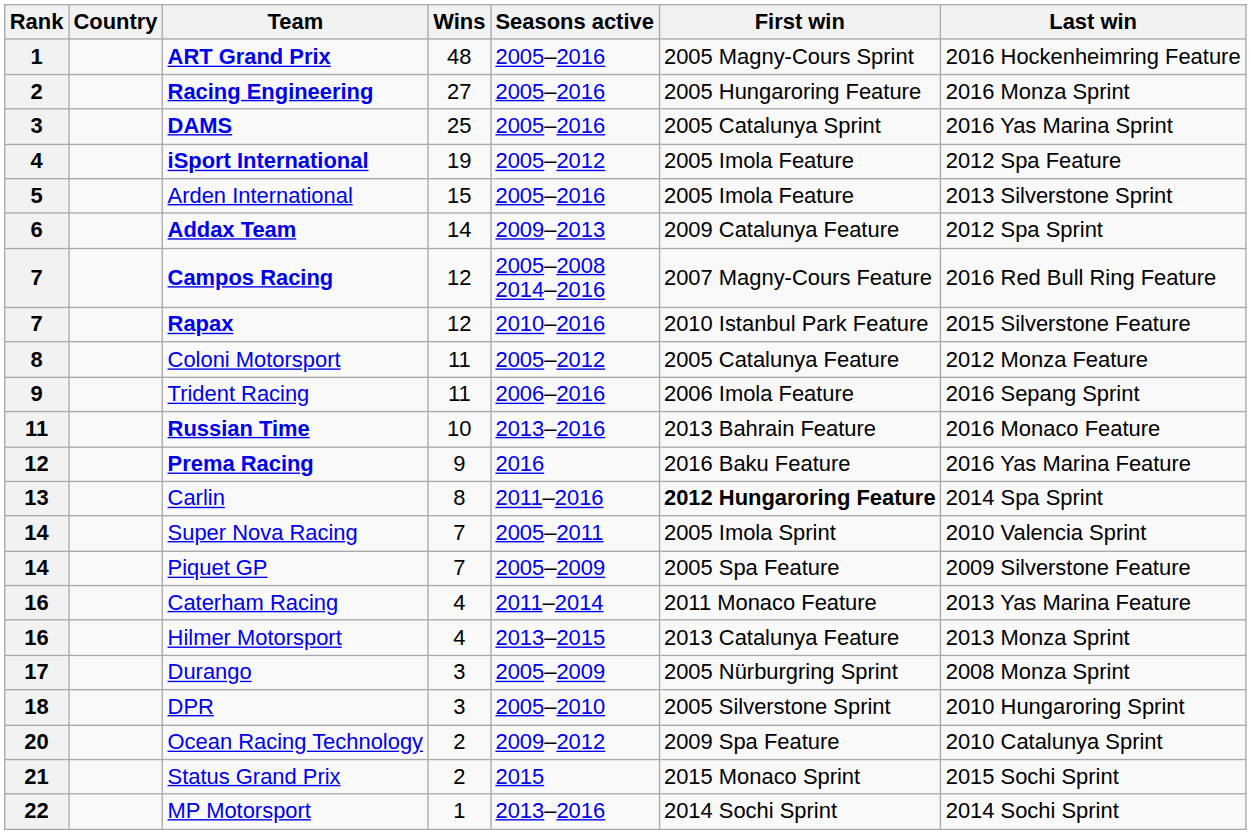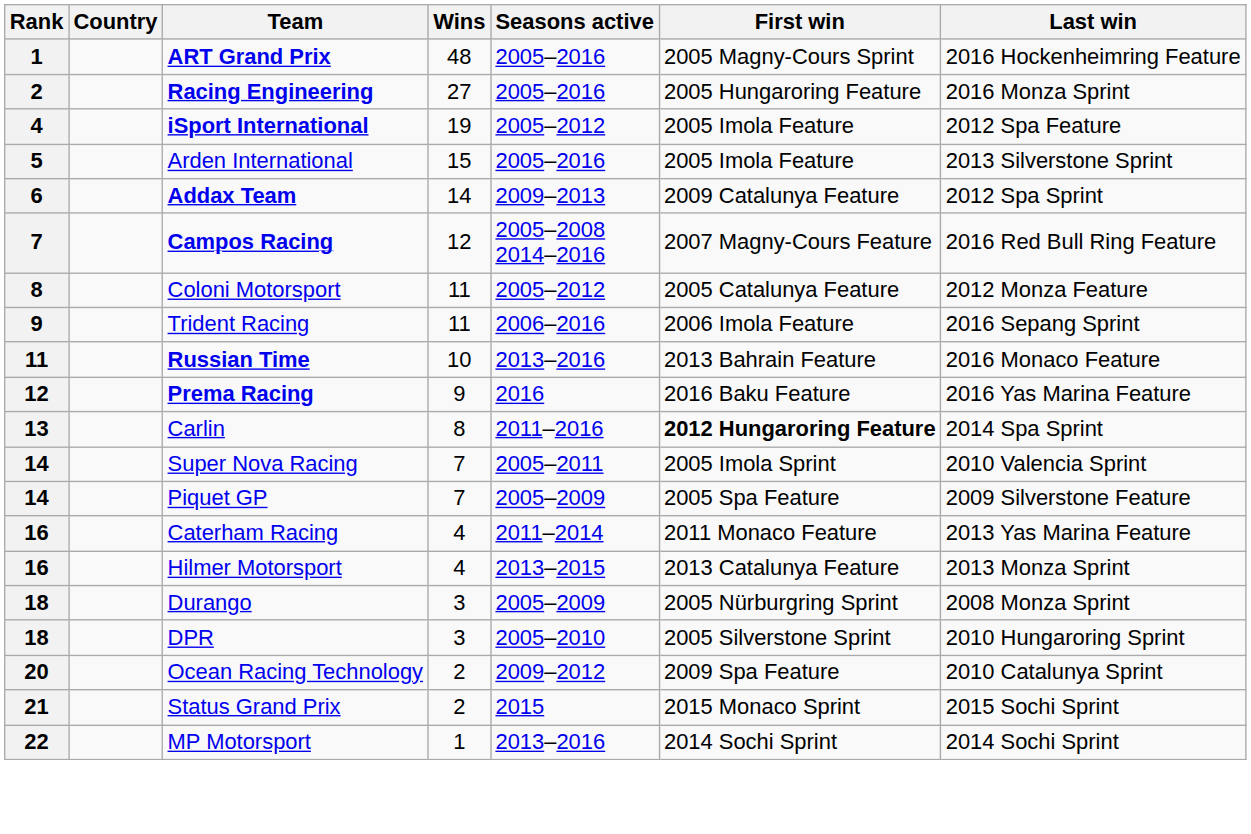- row: (200, 126)
- row: (200, 324)
(37, 672) 17 -> (37, 602) 18
